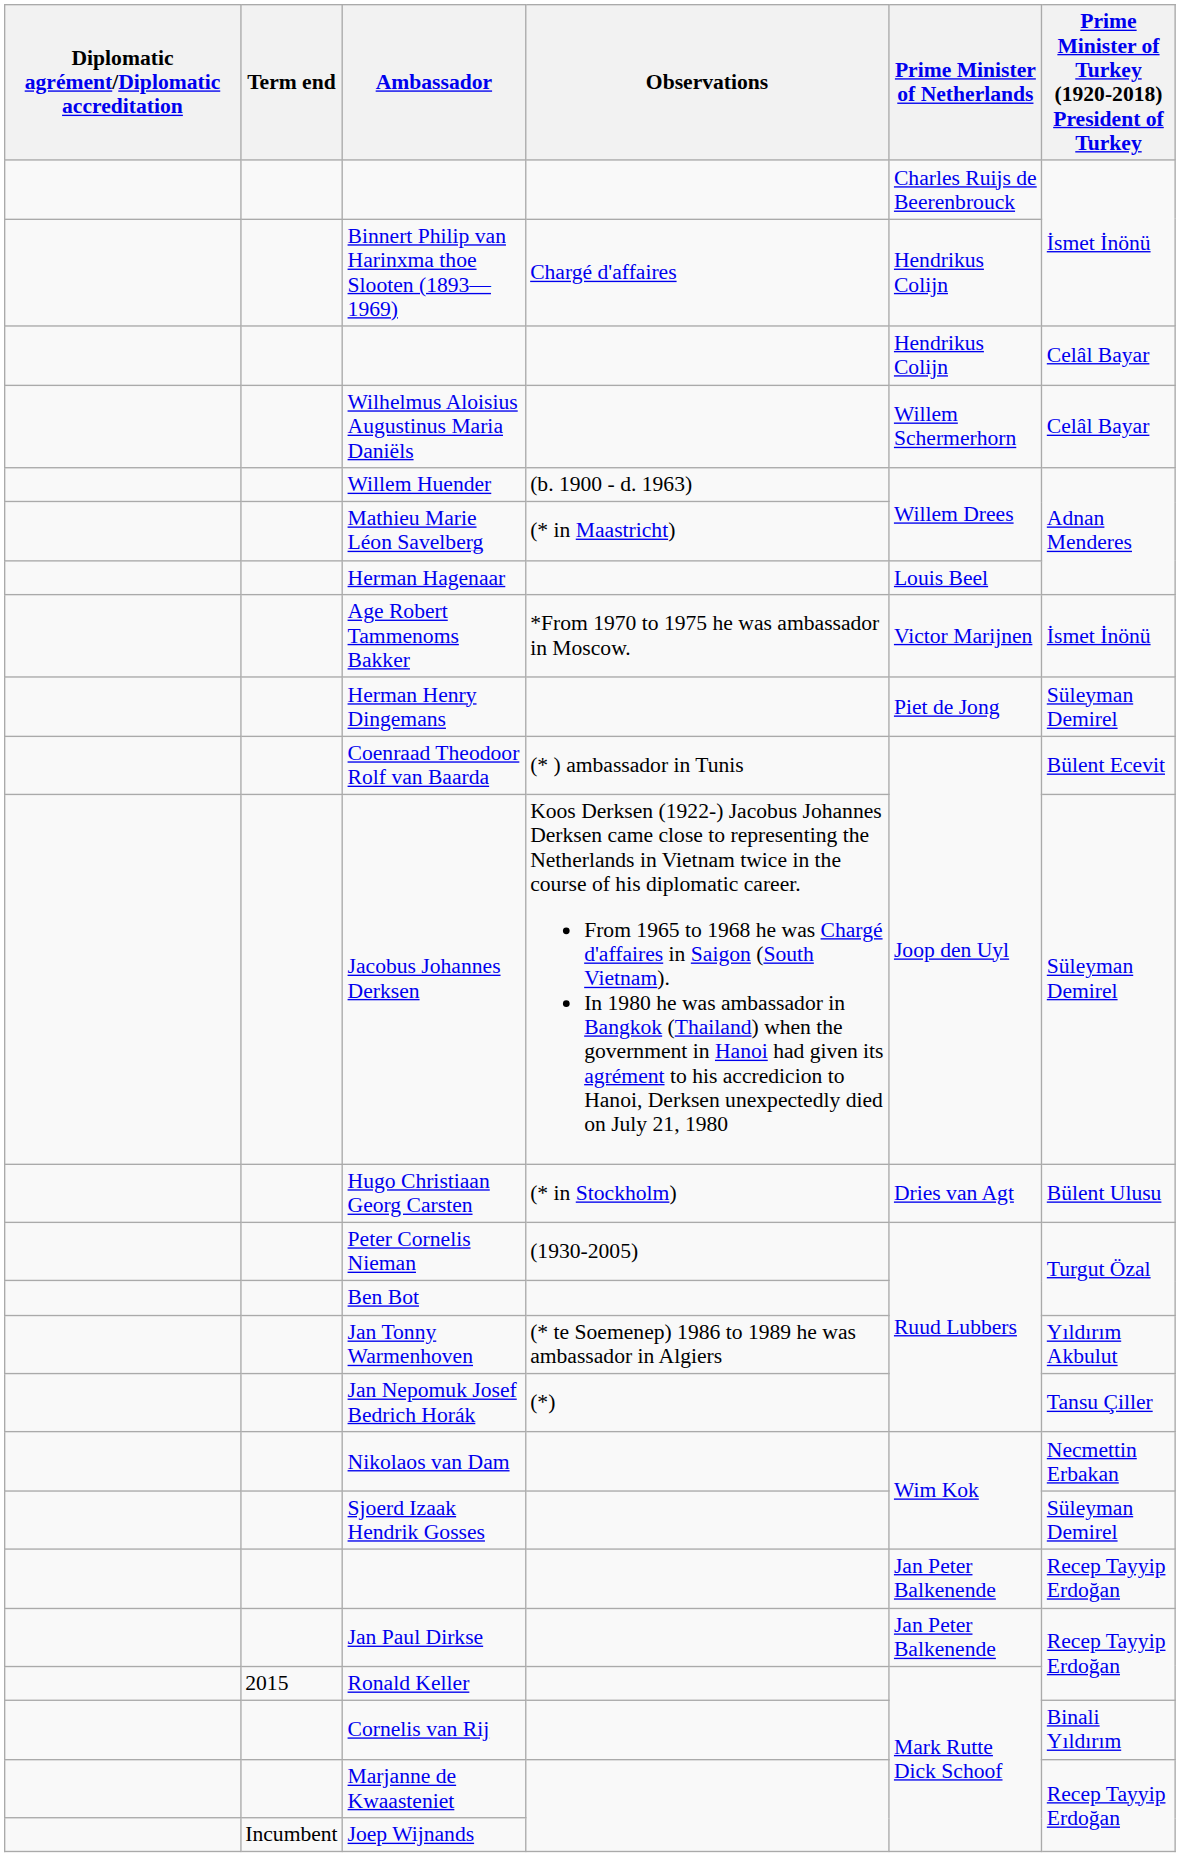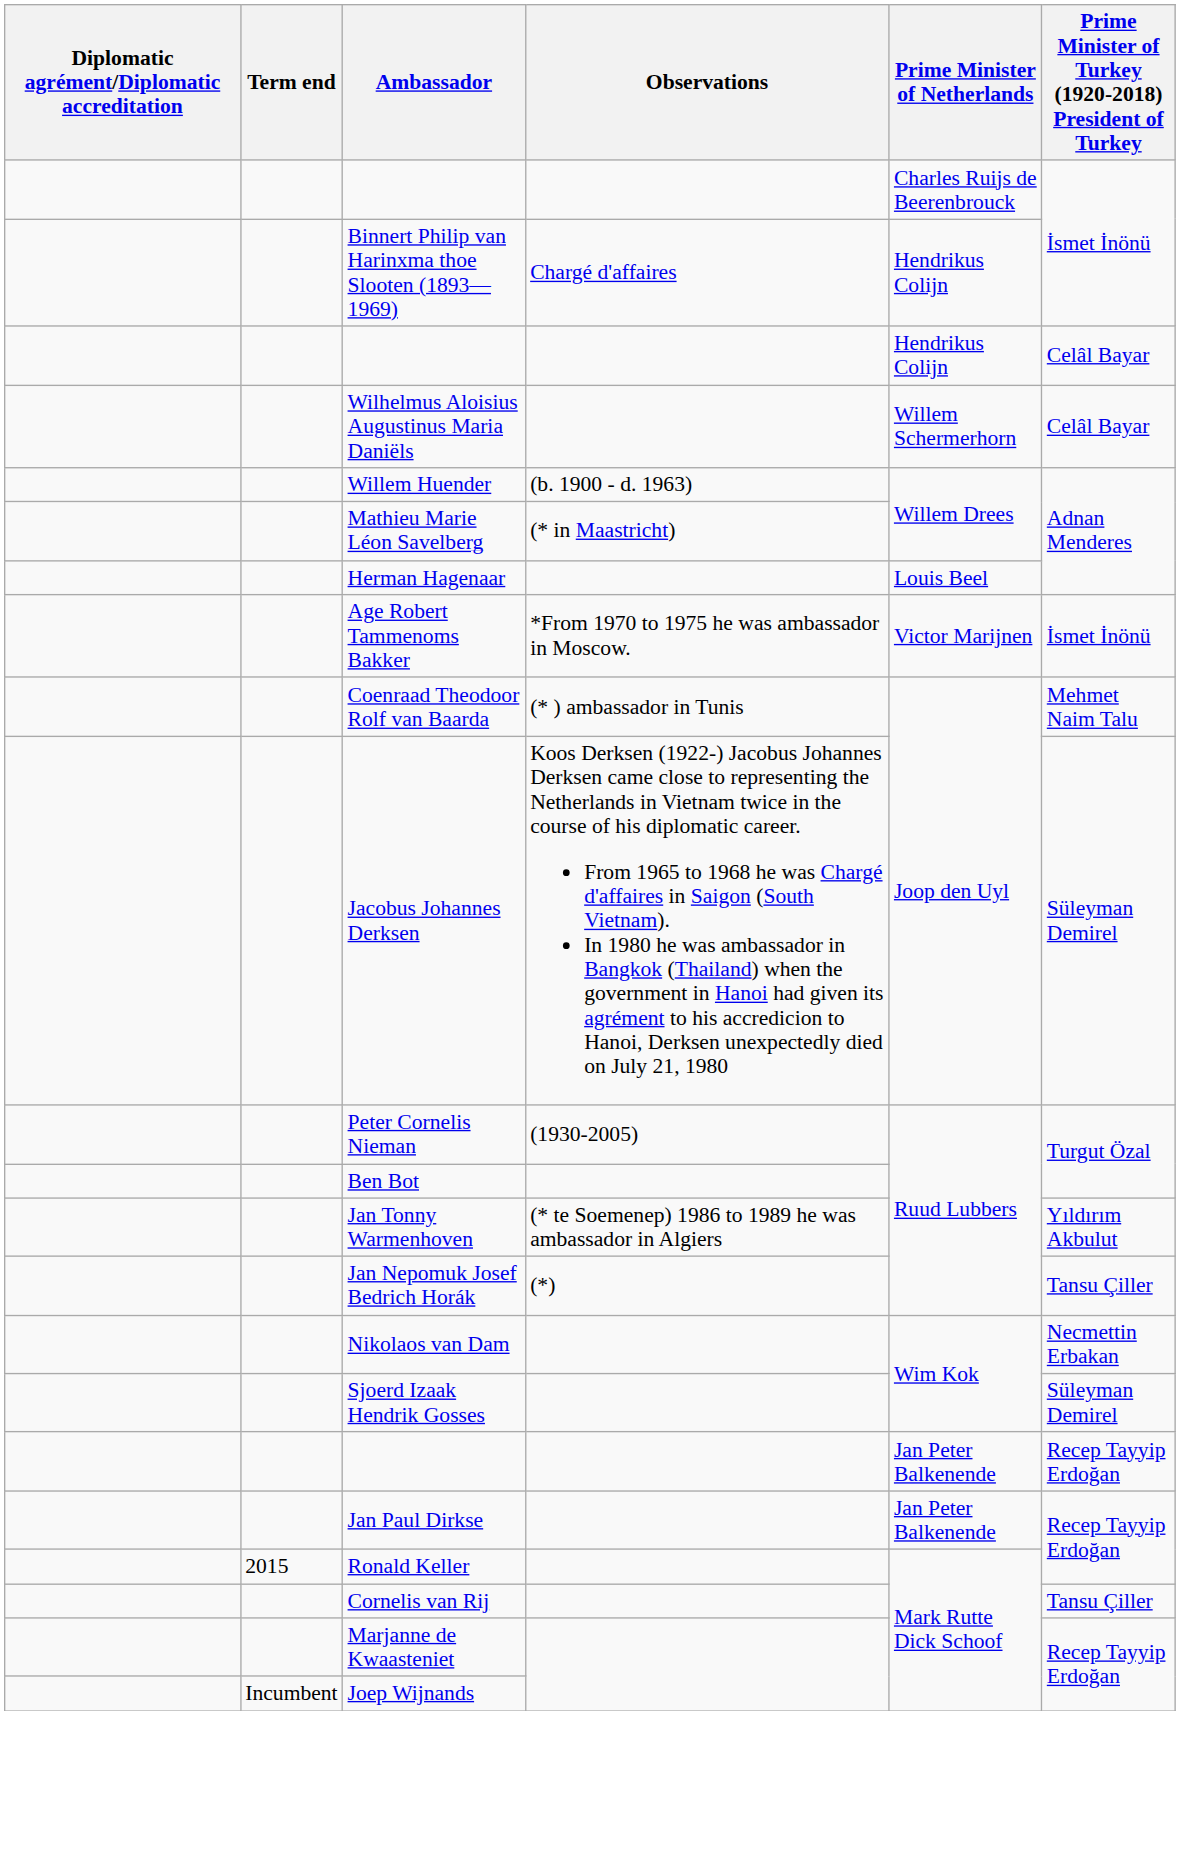- row: (412, 706)
(1106, 765) Bülent Ecevit -> (1092, 706) Mehmet Naim Talu
- row: (419, 1192)
(1084, 1729) Binali Yıldırım -> (1100, 1600) Tansu Çiller
